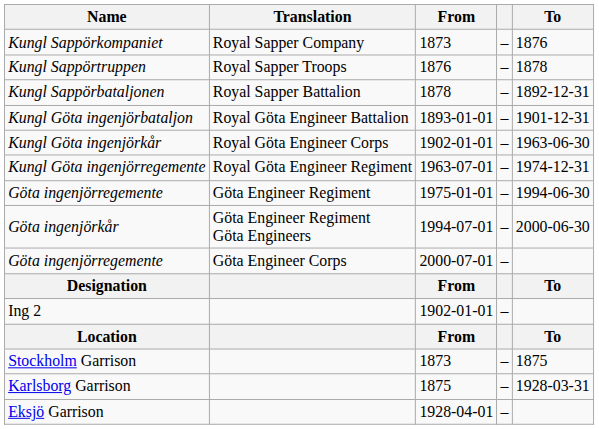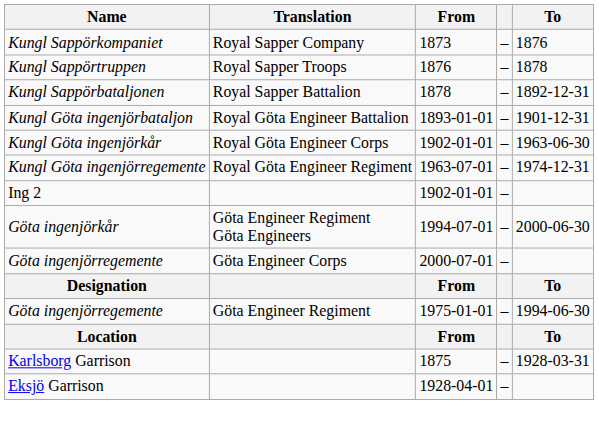rows swapped: (85, 192) <-> (25, 311)
- row: (72, 361)
